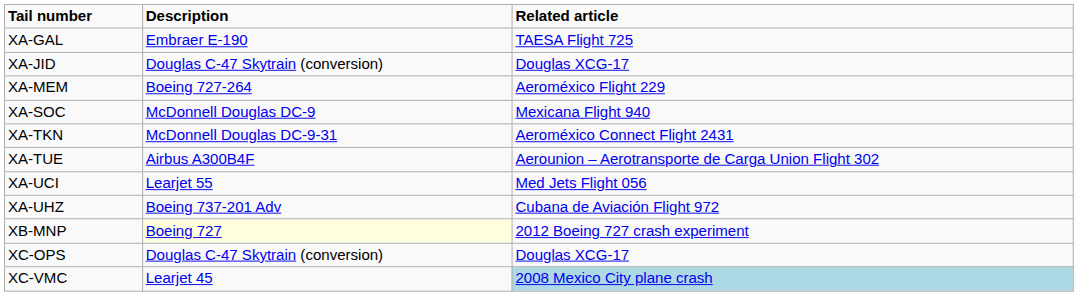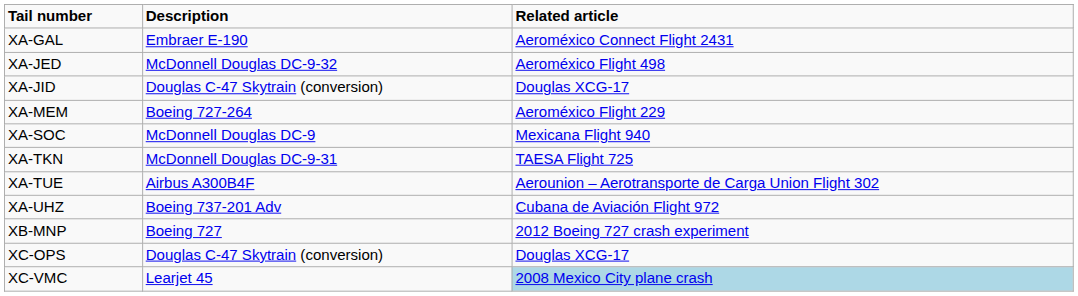(574, 40) TAESA Flight 725 -> (625, 40) Aeroméxico Connect Flight 2431
+ row: (35, 64)
(625, 135) Aeroméxico Connect Flight 2431 -> (574, 159) TAESA Flight 725
- row: (33, 183)
(184, 231) lightyellow background -> (184, 231) no background
